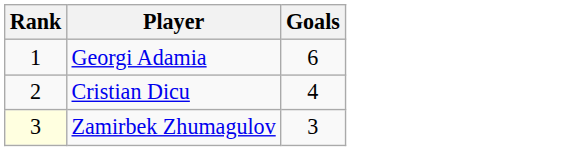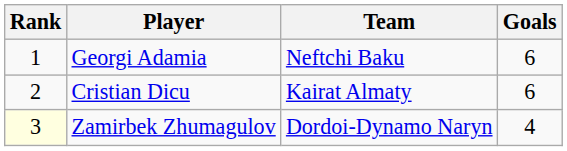+ column: (389, 22)
(313, 92) 4 -> (530, 92) 6
(313, 127) 3 -> (530, 127) 4
